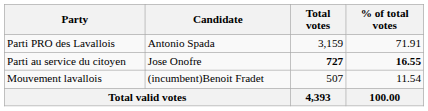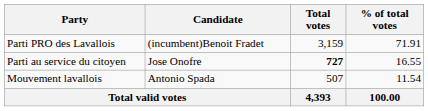(181, 43) Antonio Spada -> (206, 43) (incumbent)Benoit Fradet
(408, 61) bold -> (408, 61) normal
(206, 79) (incumbent)Benoit Fradet -> (181, 79) Antonio Spada
